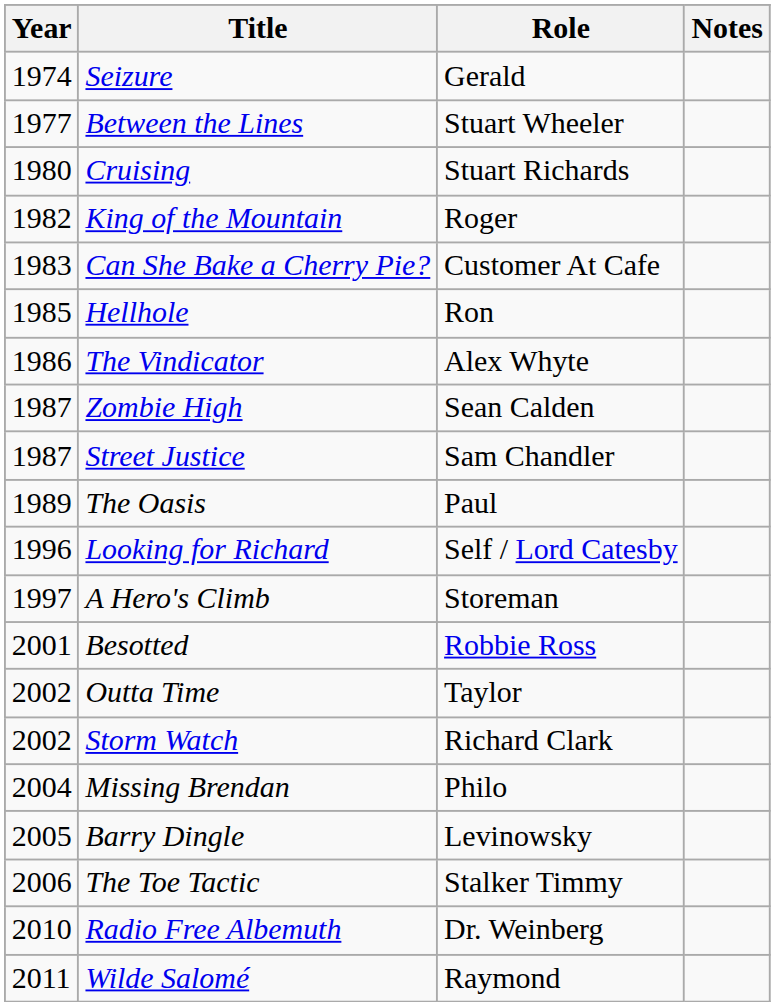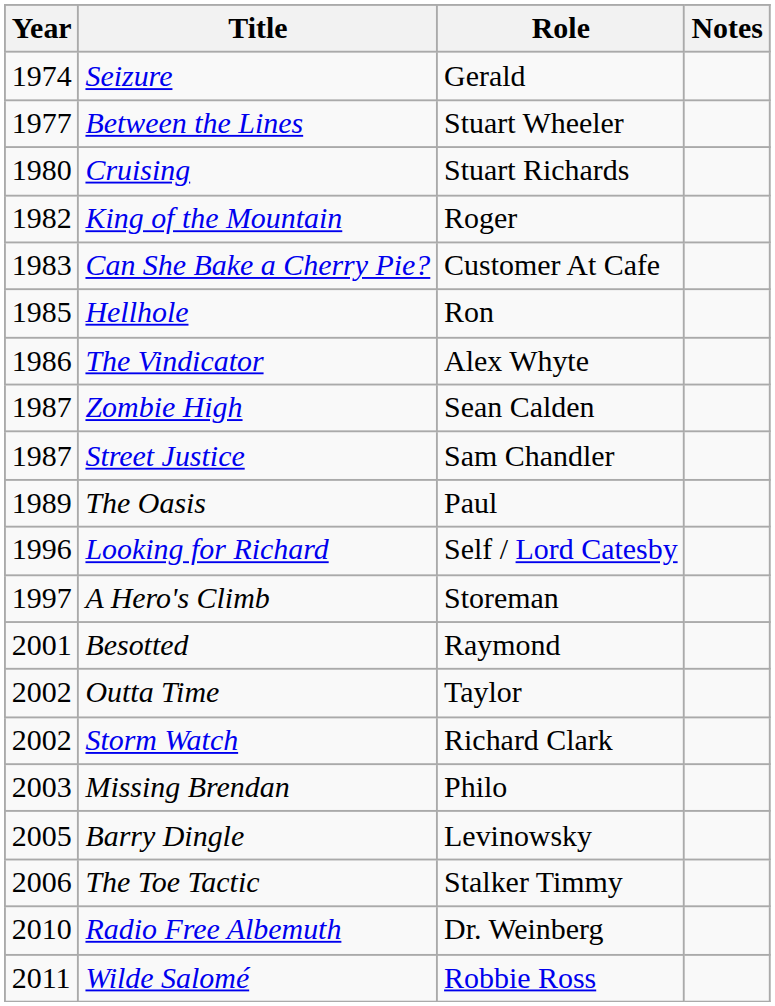(520, 645) Robbie Ross -> (502, 645) Raymond
(42, 787) 2004 -> (42, 787) 2003
(502, 977) Raymond -> (520, 977) Robbie Ross
